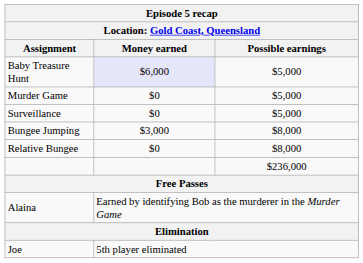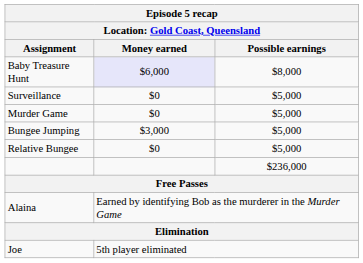(287, 72) $5,000 -> (287, 72) $8,000
rows swapped: (34, 113) <-> (38, 96)
(287, 131) $8,000 -> (287, 131) $5,000
(287, 148) $8,000 -> (287, 148) $5,000
